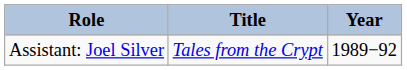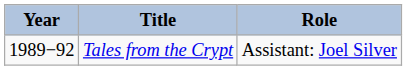columns swapped: (364, 19) <-> (86, 19)
